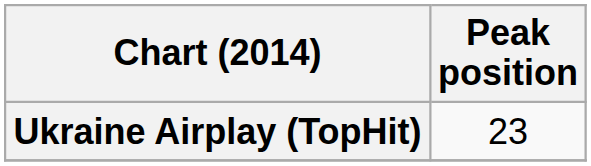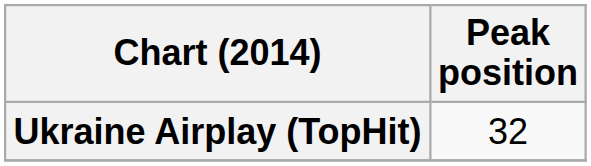(508, 130) 23 -> (508, 130) 32
